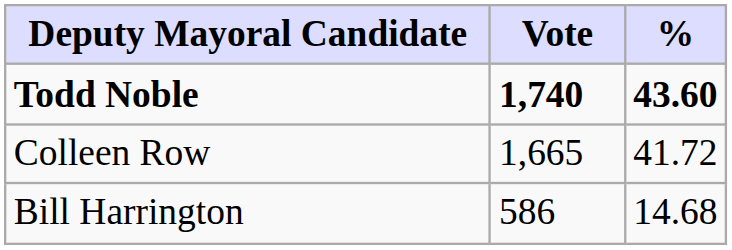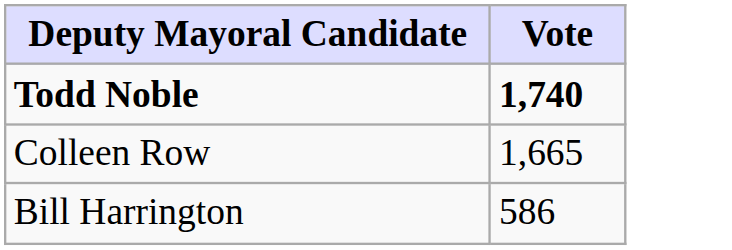- column: (675, 34)
